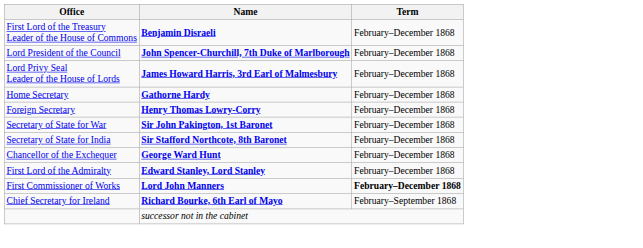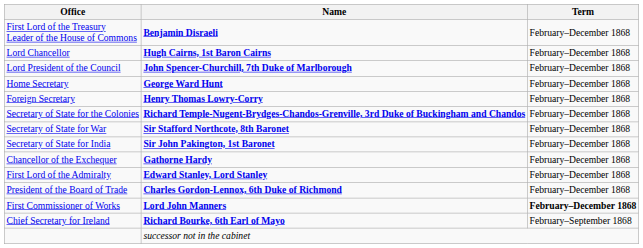+ row: (38, 53)
- row: (63, 73)
(176, 94) Gathorne Hardy -> (183, 83) George Ward Hunt
+ row: (73, 114)
(207, 125) Sir John Pakington, 1st Baronet -> (216, 129) Sir Stafford Northcote, 8th Baronet
(214, 140) Sir Stafford Northcote, 8th Baronet -> (209, 144) Sir John Pakington, 1st Baronet
(181, 155) George Ward Hunt -> (178, 159) Gathorne Hardy
+ row: (67, 190)
